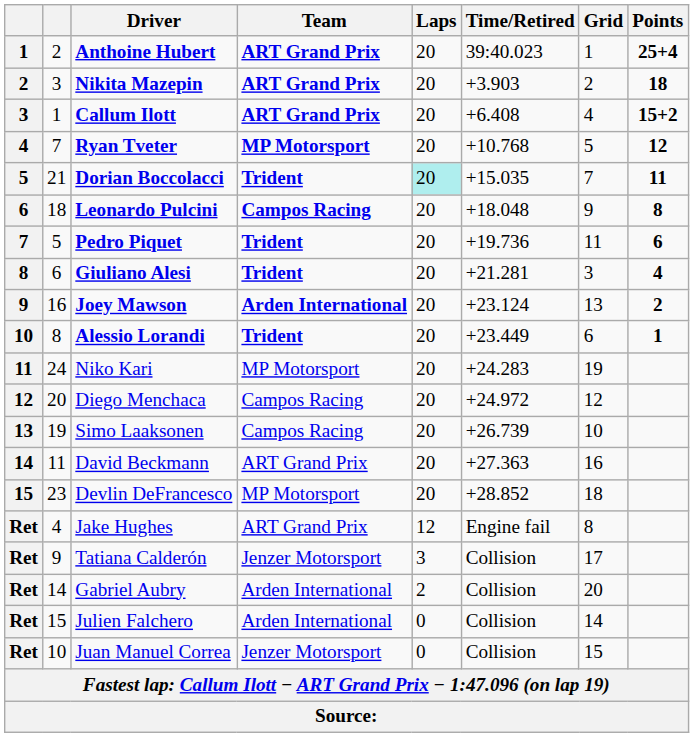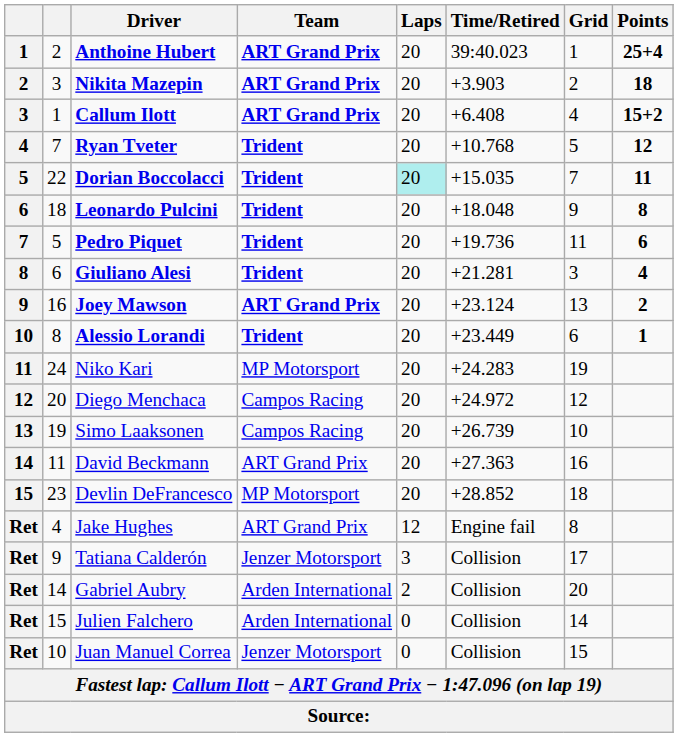(306, 146) MP Motorsport -> (272, 146) Trident
(57, 178) 21 -> (57, 178) 22
(306, 209) Campos Racing -> (272, 209) Trident
(324, 304) Arden International -> (311, 304) ART Grand Prix
